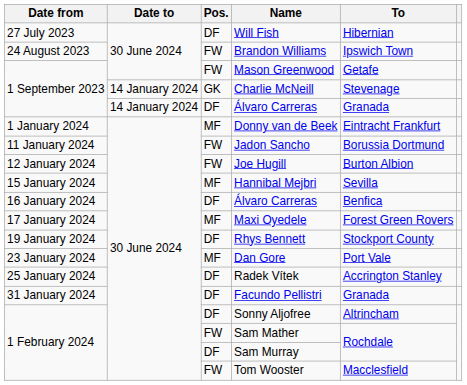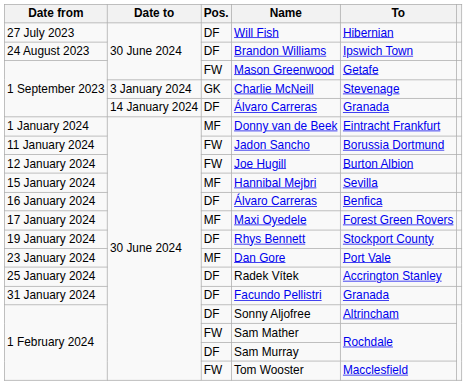(213, 51) FW -> (212, 51) DF
(154, 88) 14 January 2024 -> (151, 88) 3 January 2024
